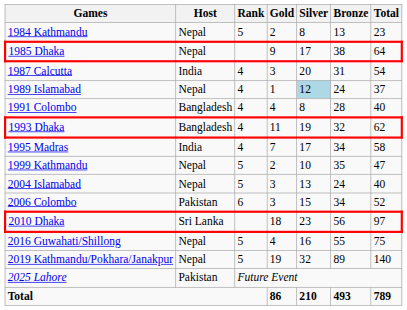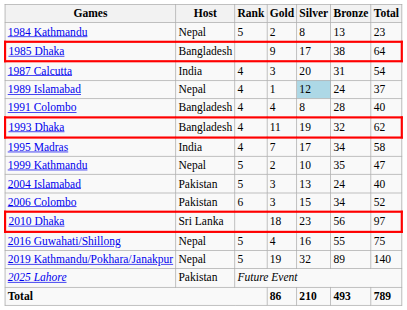(192, 51) Nepal -> (205, 51) Bangladesh
(192, 183) Nepal -> (198, 183) Pakistan
